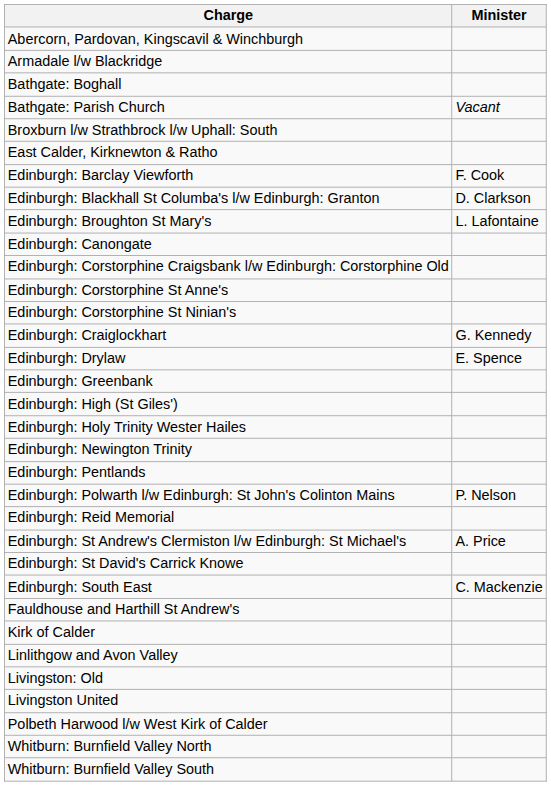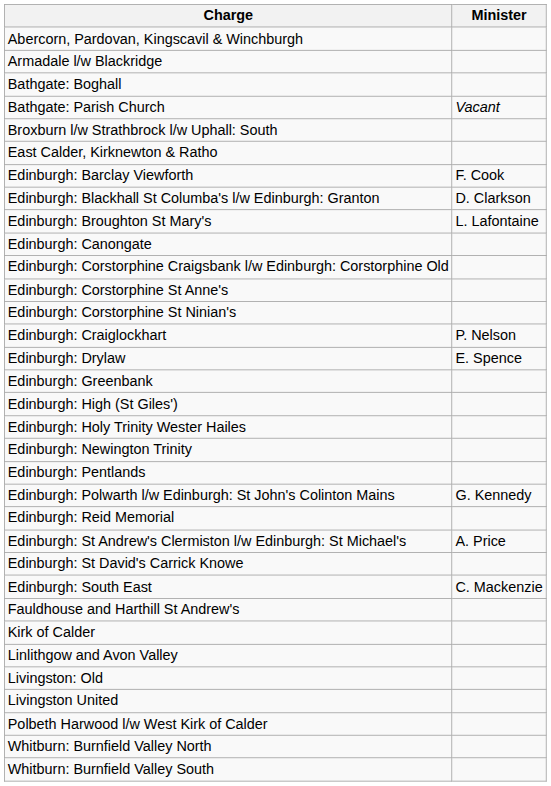(493, 335) G. Kennedy -> (486, 335) P. Nelson
(486, 495) P. Nelson -> (493, 495) G. Kennedy
